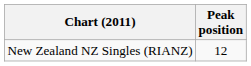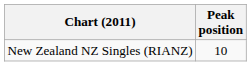(221, 50) 12 -> (221, 50) 10
